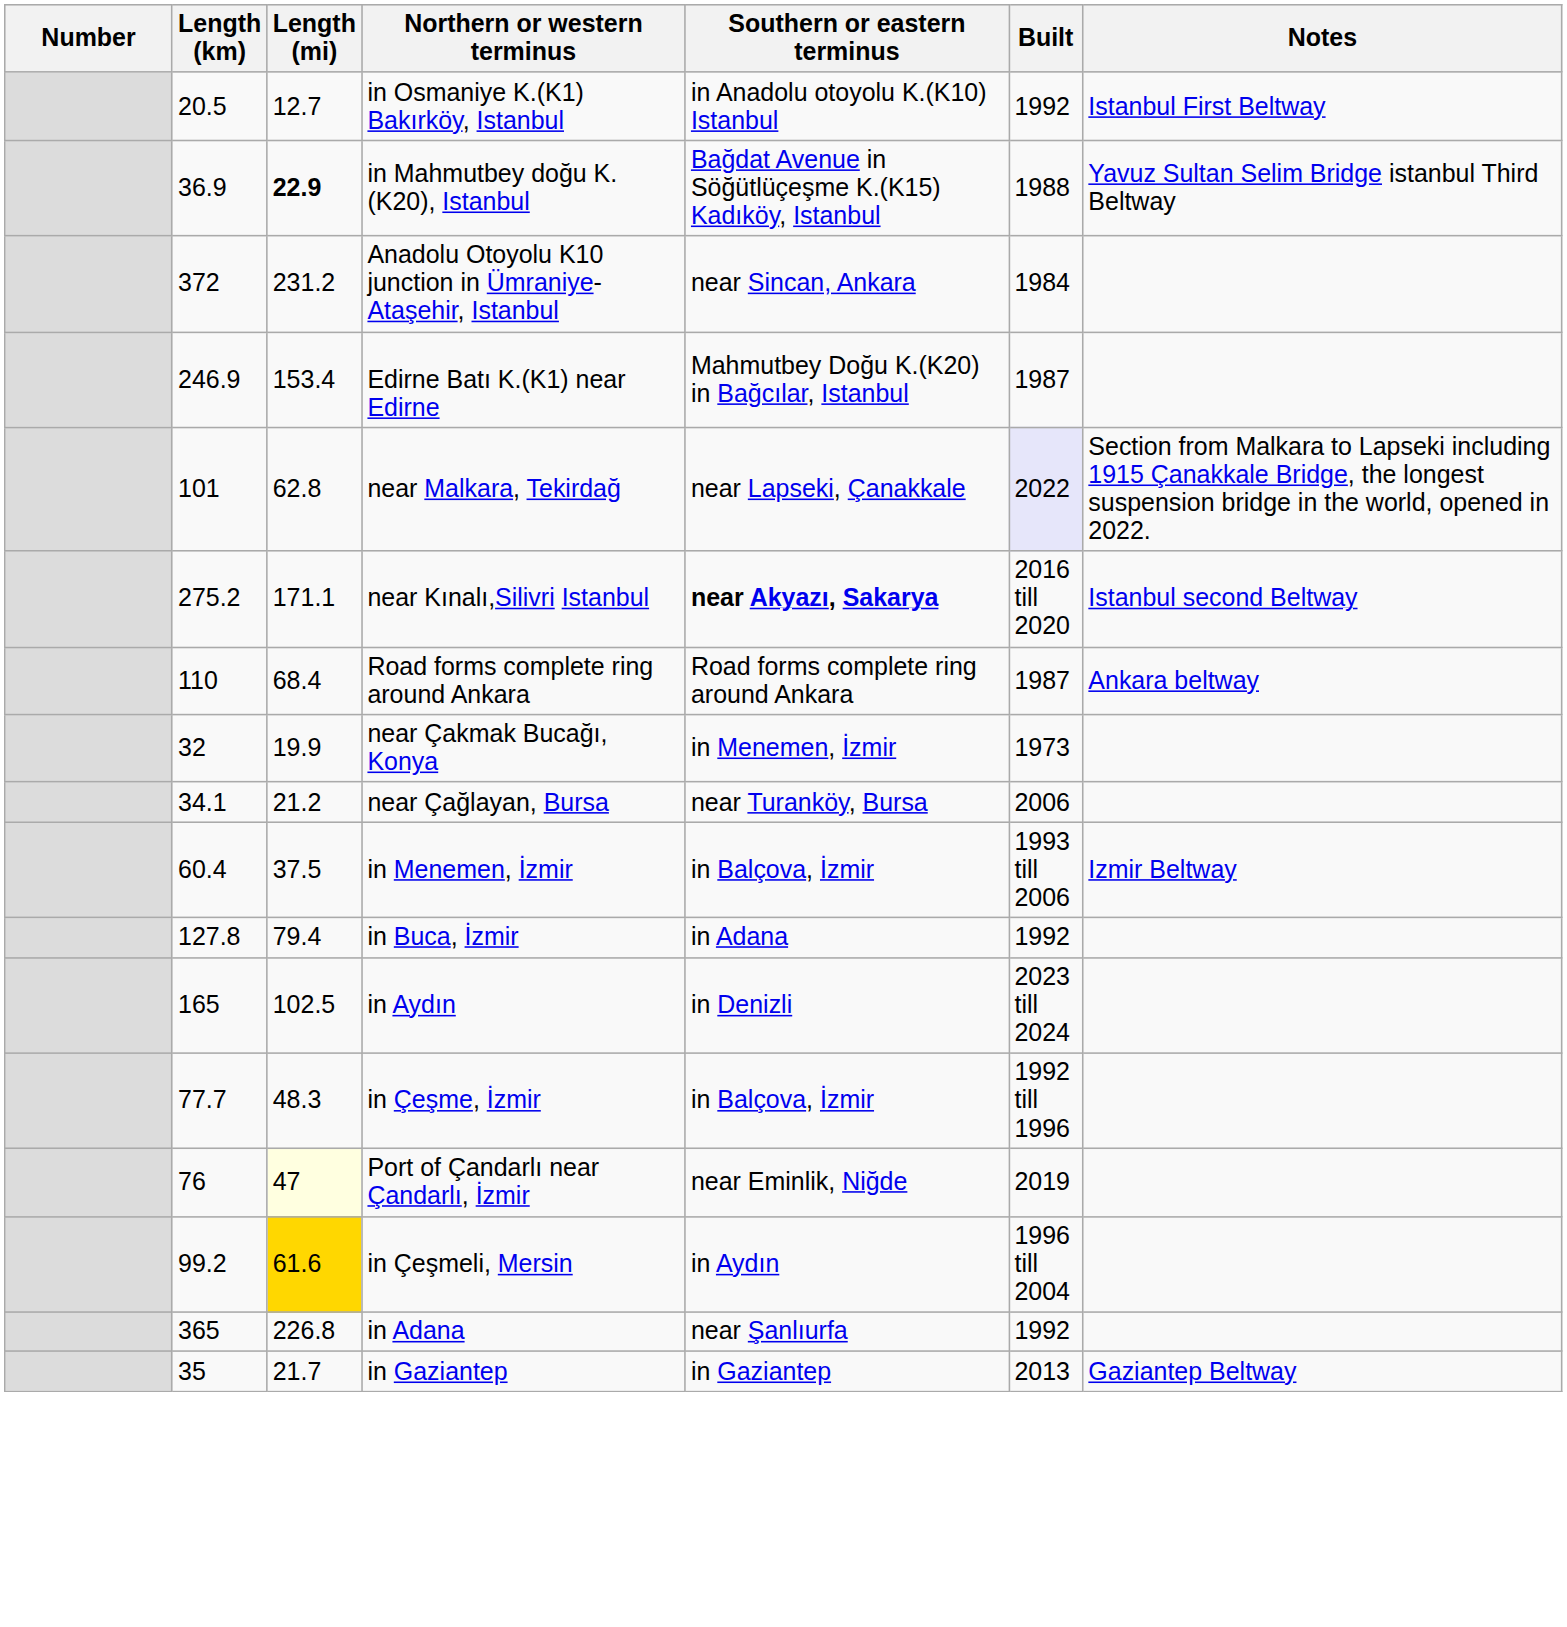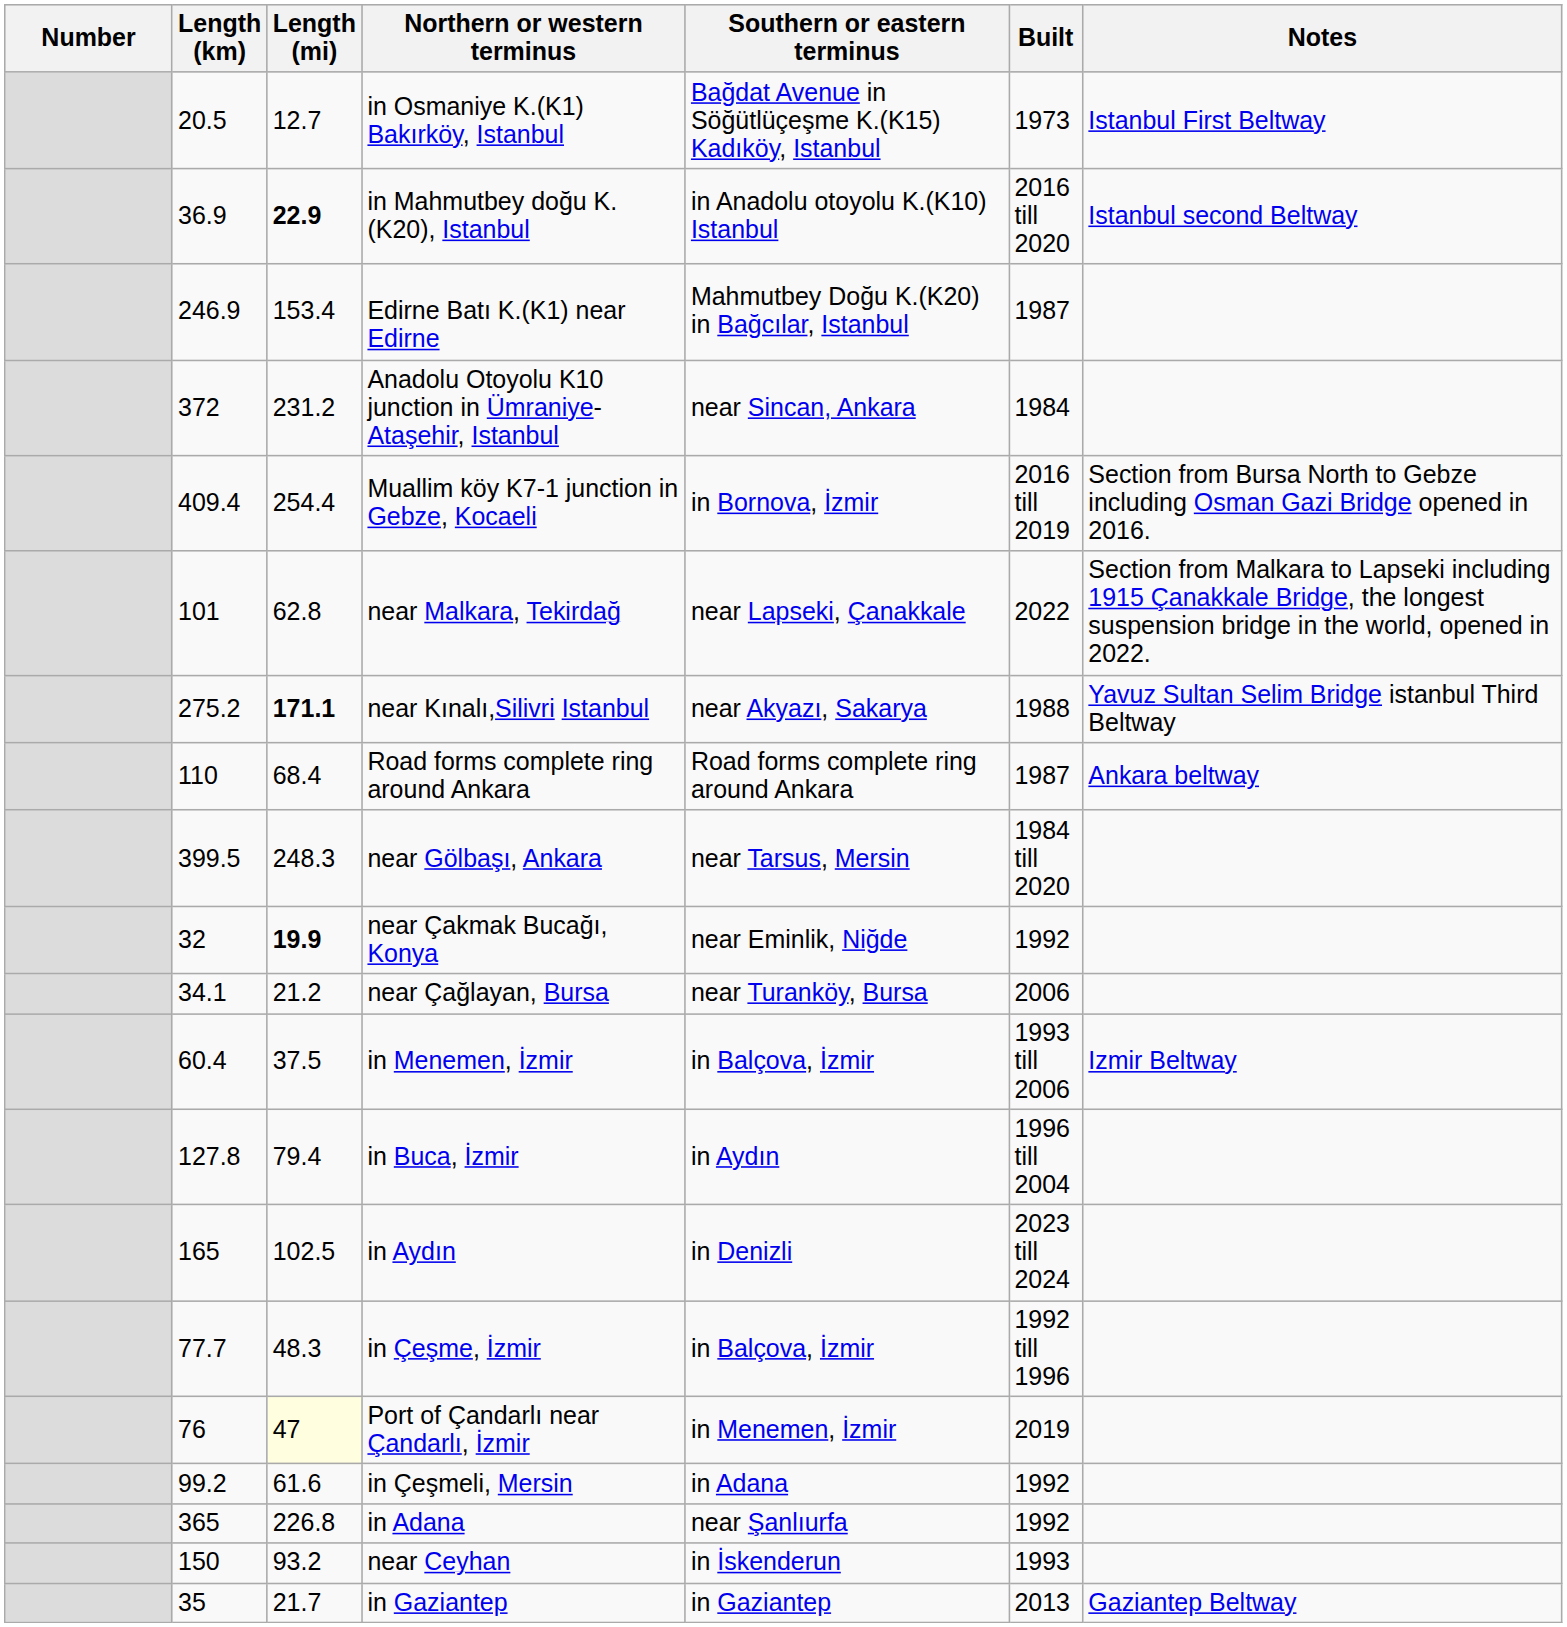(839, 105) in Anadolu otoyolu K.(K10) Istanbul -> (816, 120) Bağdat Avenue in Söğütlüçeşme K.(K15) Kadıköy, Istanbul
(1042, 105) 1992 -> (1042, 120) 1973
(816, 187) Bağdat Avenue in Söğütlüçeşme K.(K15) Kadıköy, Istanbul -> (839, 215) in Anadolu otoyolu K.(K10) Istanbul
(1042, 187) 1988 -> (1042, 215) 2016 till 2020
(1313, 187) Yavuz Sultan Selim Bridge istanbul Third Beltway -> (1223, 215) Istanbul second Beltway
rows swapped: (496, 393) <-> (485, 283)
+ row: (523, 503)
(1042, 488) lavender background -> (1042, 612) no background
(304, 598) normal -> (304, 708) bold
(815, 598) bold -> (809, 708) normal
(1042, 598) 2016 till 2020 -> (1042, 708) 1988
(1223, 598) Istanbul second Beltway -> (1313, 708) Yavuz Sultan Selim Bridge istanbul Third Beltway
+ row: (485, 857)
(297, 748) normal -> (297, 939) bold
(794, 748) in Menemen, İzmir -> (799, 939) near Eminlik, Niğde
(1042, 748) 1973 -> (1042, 939) 1992
(740, 937) in Adana -> (735, 1156) in Aydın
(1042, 937) 1992 -> (1042, 1156) 1996 till 2004
(799, 1182) near Eminlik, Niğde -> (794, 1429) in Menemen, İzmir
(297, 1263) gold background -> (297, 1483) no background
(735, 1263) in Aydın -> (740, 1483) in Adana
(1042, 1263) 1996 till 2004 -> (1042, 1483) 1992
+ row: (439, 1562)
